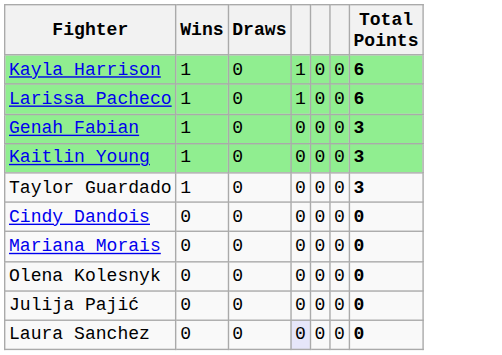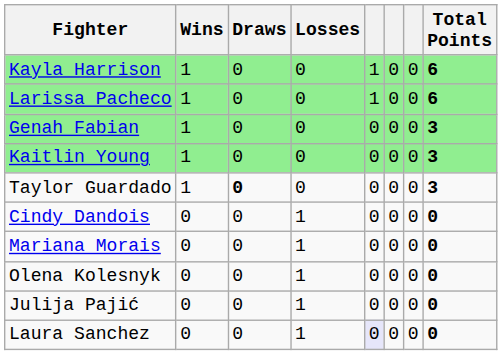+ column: (328, 30)
(238, 188) normal -> (238, 188) bold
